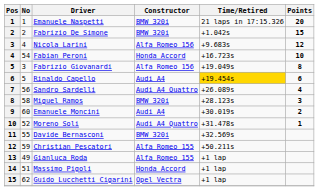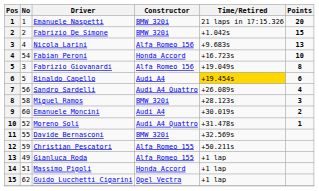(300, 44) 12 -> (300, 44) 13
